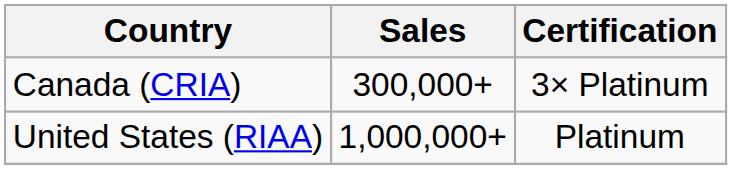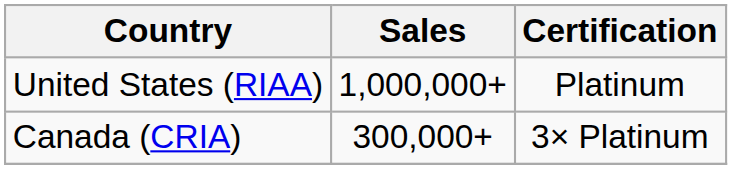rows swapped: (168, 137) <-> (127, 84)
